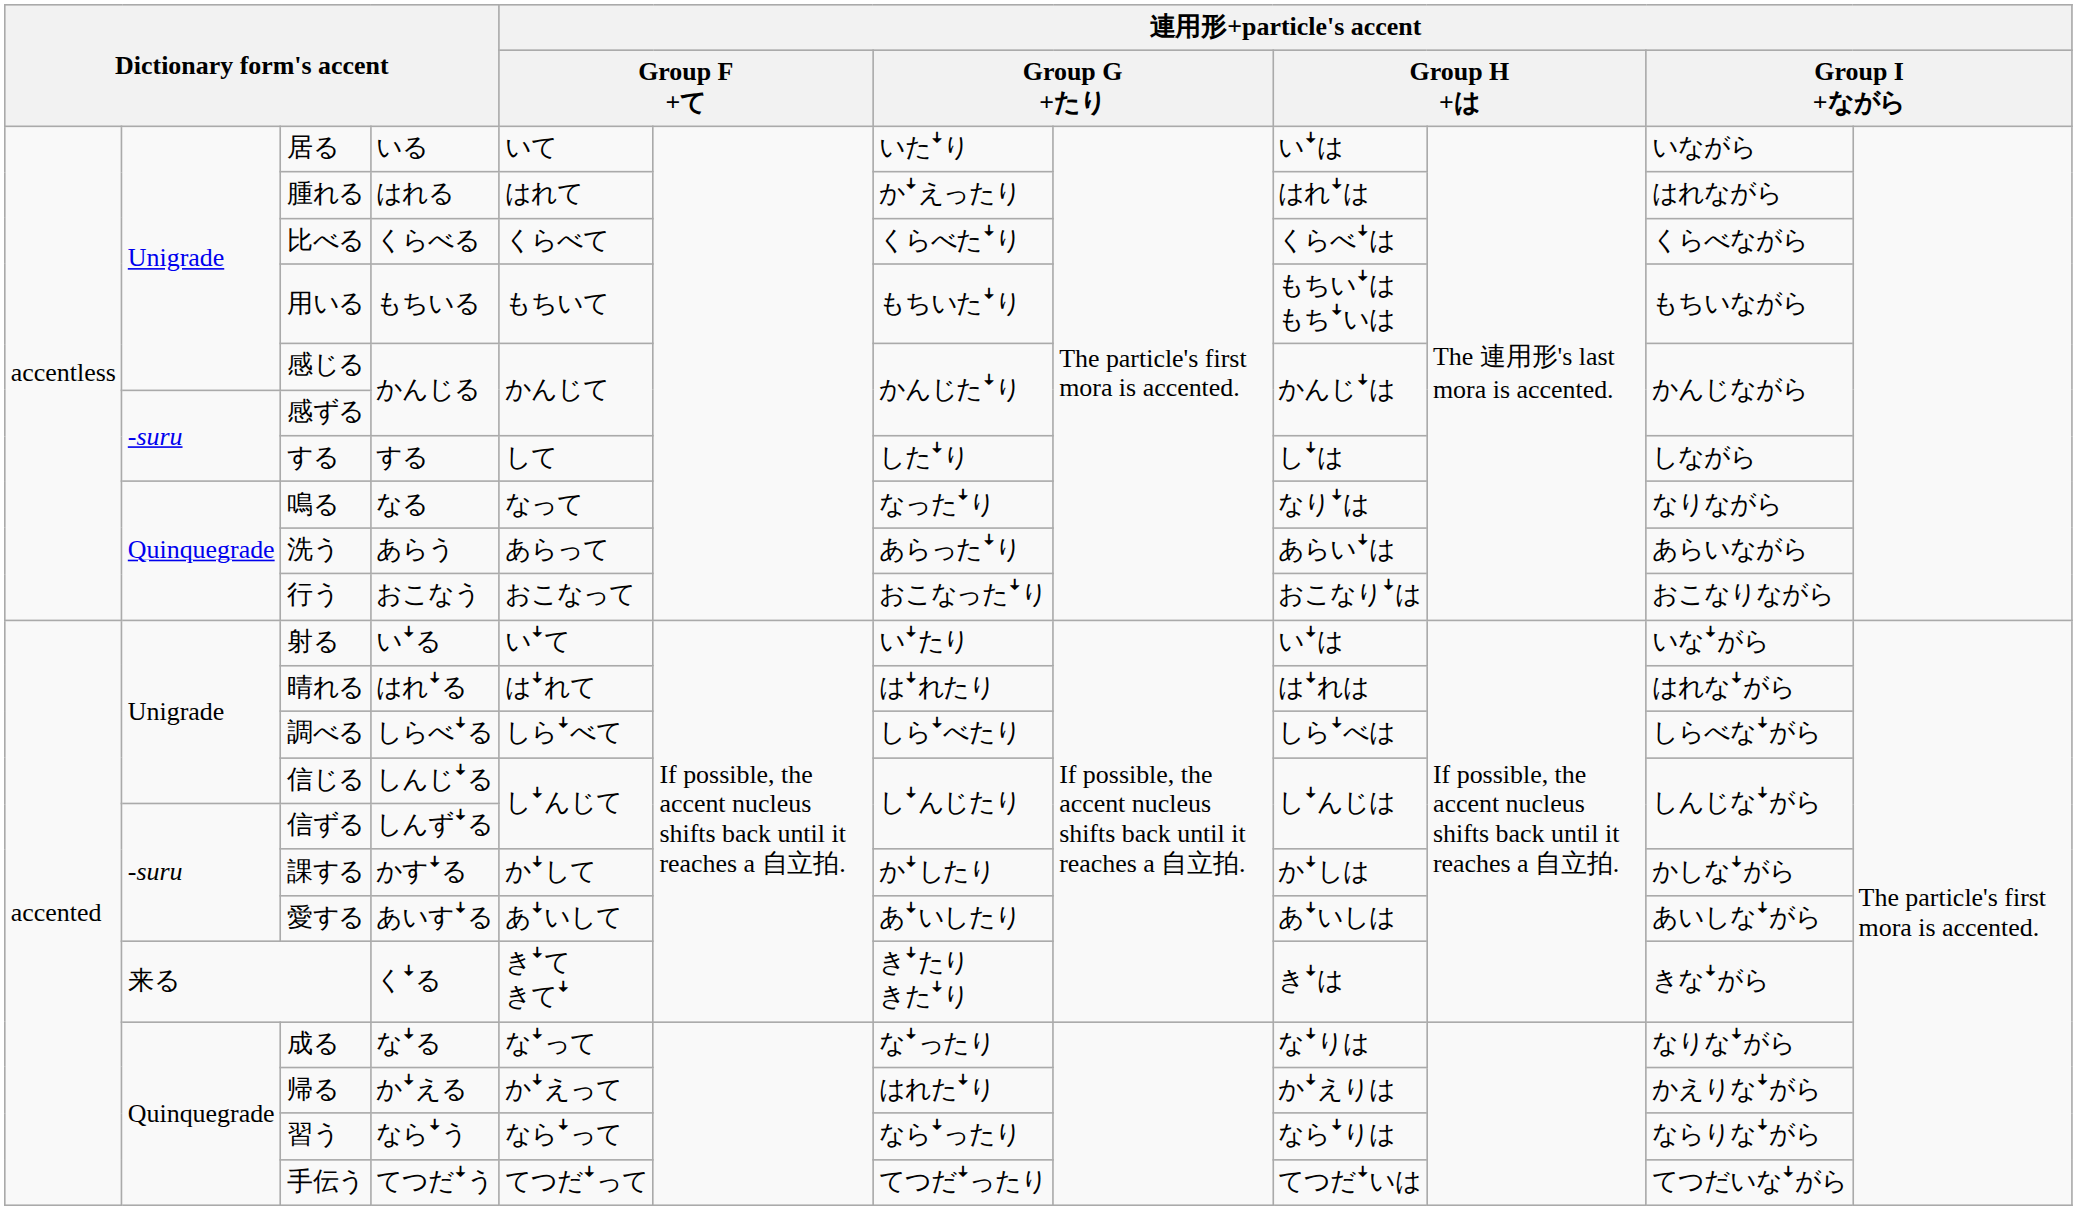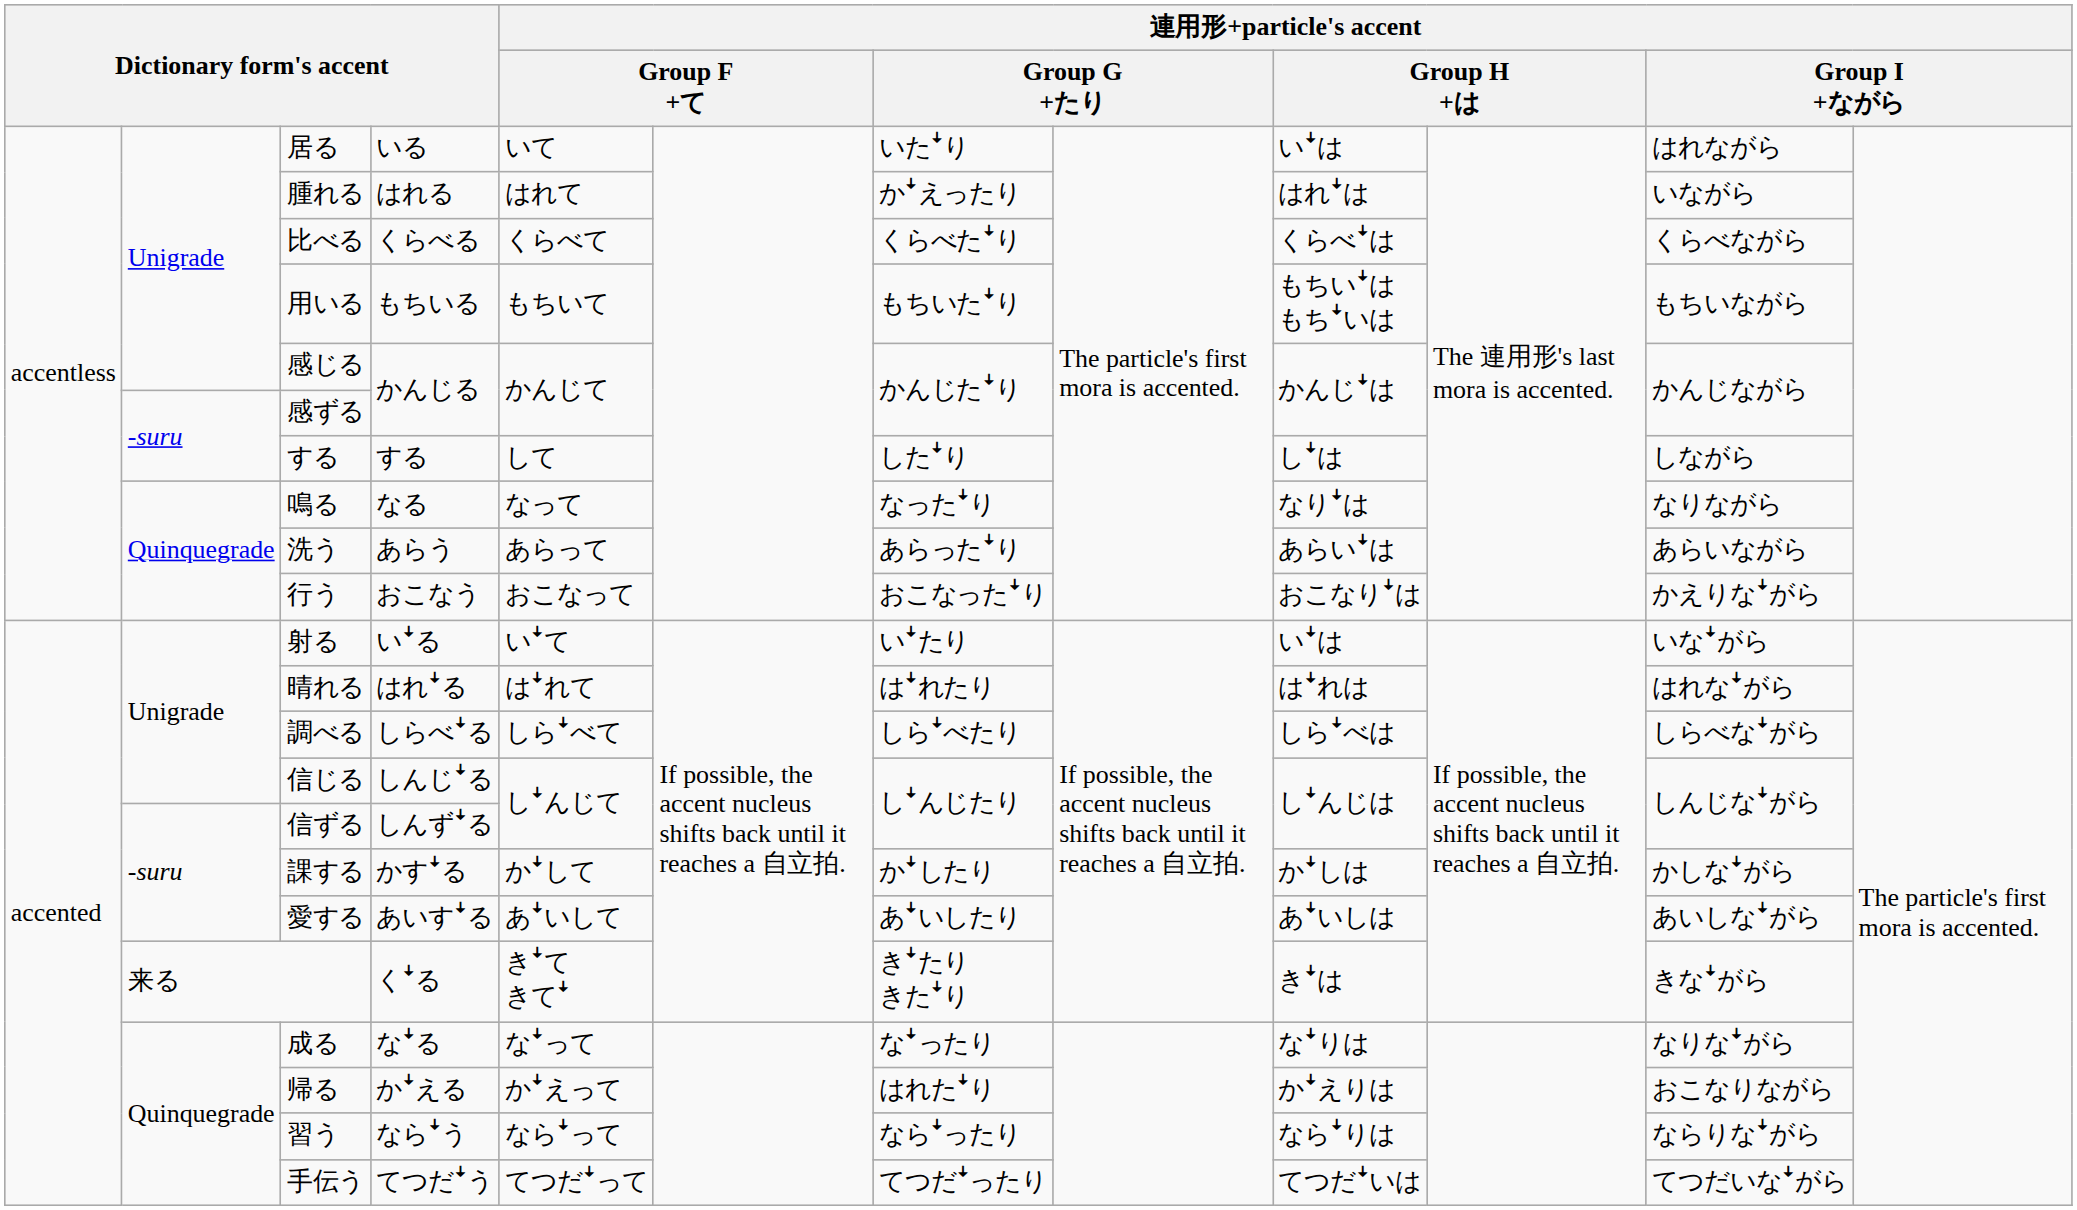(1704, 147) いながら -> (1717, 147) はれながら
(1717, 193) はれながら -> (1704, 193) いながら
(1743, 595) おこなりながら -> (1736, 595) かえりなꜜがら
(1736, 1089) かえりなꜜがら -> (1743, 1089) おこなりながら
